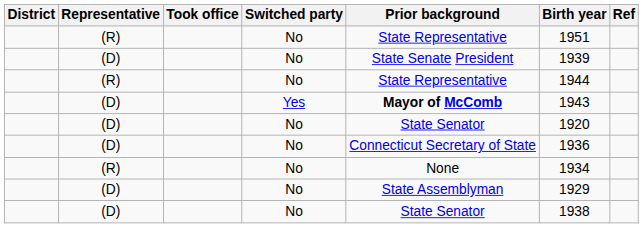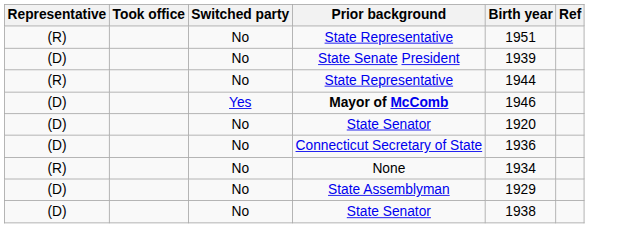- column: (31, 15)
(574, 102) 1943 -> (521, 102) 1946
